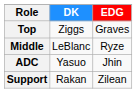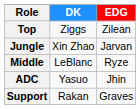(112, 29) Graves -> (116, 29) Zilean
+ row: (27, 46)
(112, 79) Zilean -> (116, 96) Graves
